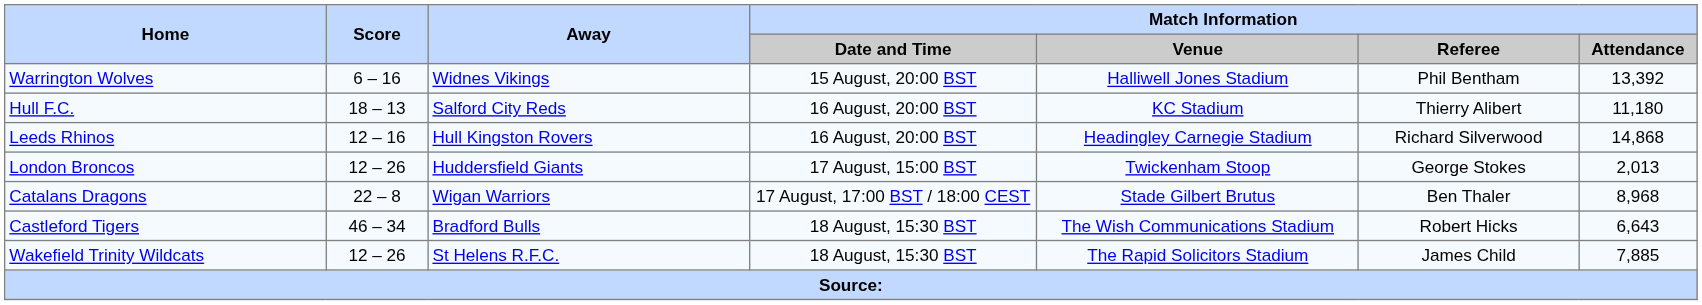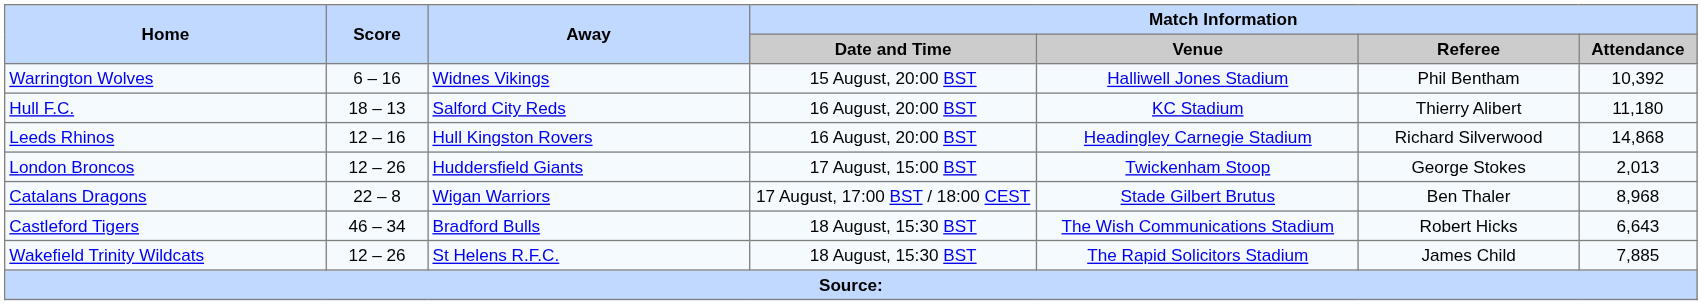(1638, 78) 13,392 -> (1638, 78) 10,392
